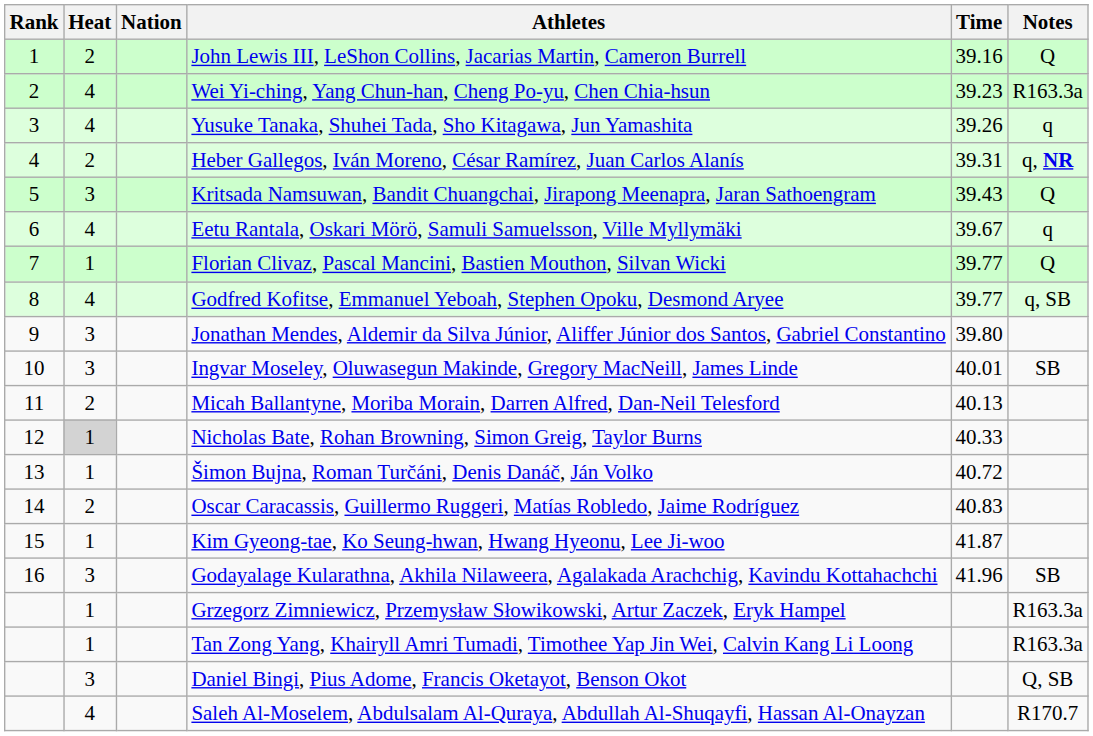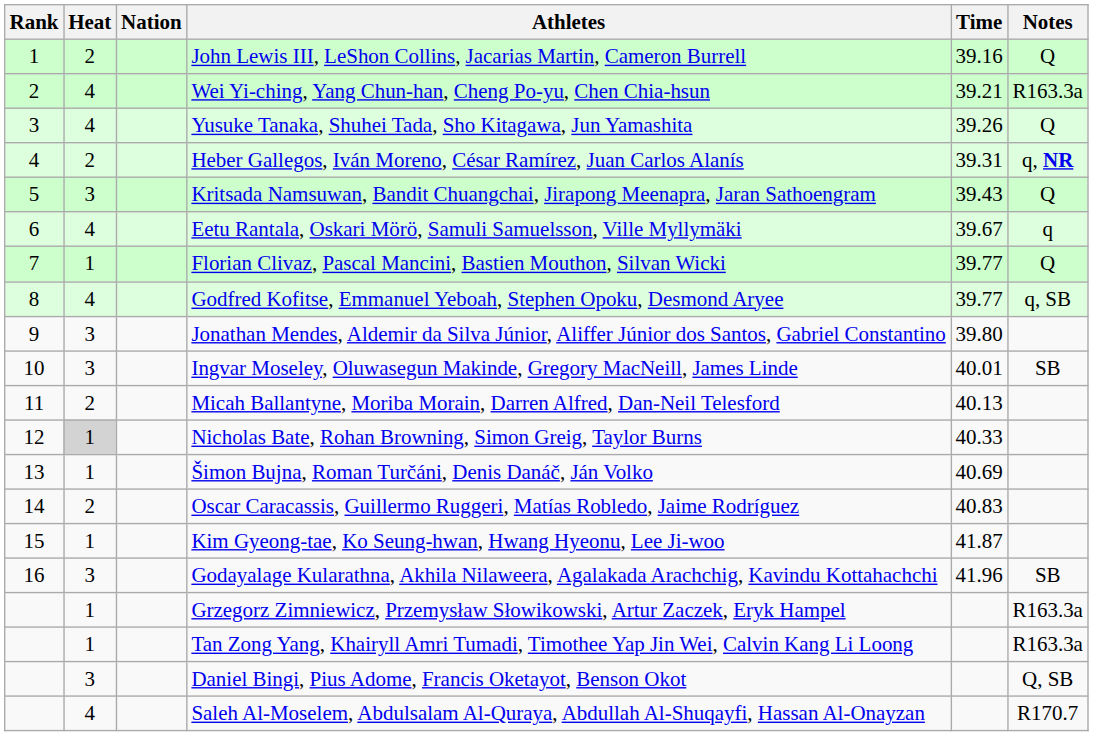(979, 91) 39.23 -> (979, 91) 39.21
(1048, 125) q -> (1048, 125) Q
(979, 471) 40.72 -> (979, 471) 40.69
